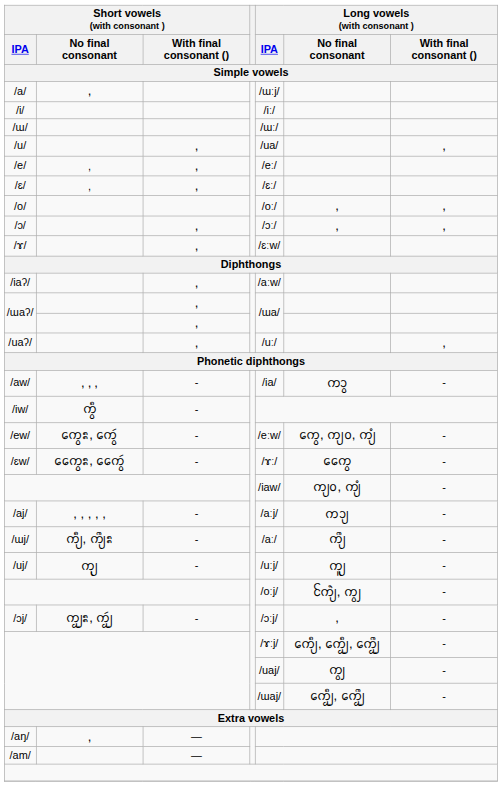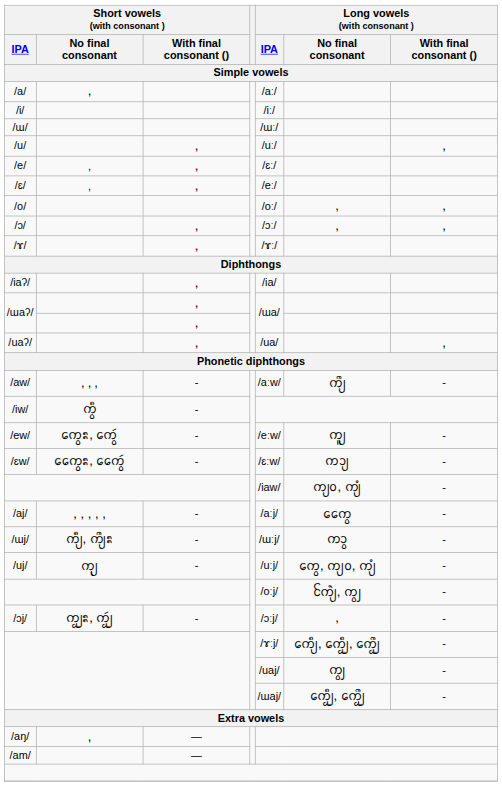(269, 91) /ɯːj/ -> (269, 91) /aː/
(269, 146) /ua/ -> (269, 146) /uː/
(269, 166) /eː/ -> (269, 166) /ɛː/
(269, 186) /ɛː/ -> (269, 186) /eː/
(269, 245) /ɛːw/ -> (269, 245) /ɤː/
(269, 283) /aːw/ -> (269, 283) /ia/
(269, 343) /uː/ -> (269, 343) /ua/
(269, 383) /ia/ -> (269, 383) /aːw/
(337, 383) ᨠᩣ᩠ᩅ -> (337, 383) ᨠᩨ᩠ᨿ
(337, 435) ᨠᩮ᩠ᩅ, ᨠ᩠ᨿᩅ, ᨠ᩠ᨿᩴ -> (337, 435) ᨠᩪ᩠ᨿ
(269, 461) /ɤː/ -> (269, 461) /ɛːw/
(337, 461) ᨠᩯ᩠ᩅ -> (337, 461) ᨠᩣ᩠ᨿ
(337, 513) ᨠᩣ᩠ᨿ -> (337, 513) ᨠᩯ᩠ᩅ
(269, 539) /aː/ -> (269, 539) /ɯːj/
(337, 539) ᨠᩨ᩠ᨿ -> (337, 539) ᨠᩣ᩠ᩅ
(337, 565) ᨠᩪ᩠ᨿ -> (337, 565) ᨠᩮ᩠ᩅ, ᨠ᩠ᨿᩅ, ᨠ᩠ᨿᩴ
